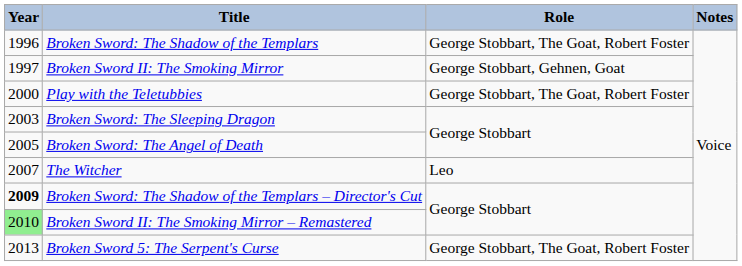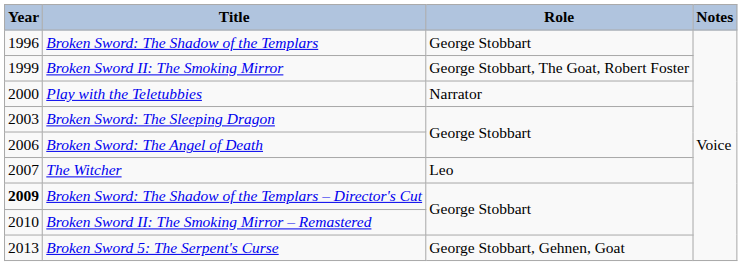(559, 43) George Stobbart, The Goat, Robert Foster -> (480, 43) George Stobbart
(24, 68) 1997 -> (24, 68) 1999
(527, 68) George Stobbart, Gehnen, Goat -> (559, 68) George Stobbart, The Goat, Robert Foster
(559, 94) George Stobbart, The Goat, Robert Foster -> (456, 94) Narrator
(24, 145) 2005 -> (24, 145) 2006
(24, 221) lightgreen background -> (24, 221) no background
(559, 247) George Stobbart, The Goat, Robert Foster -> (527, 247) George Stobbart, Gehnen, Goat
